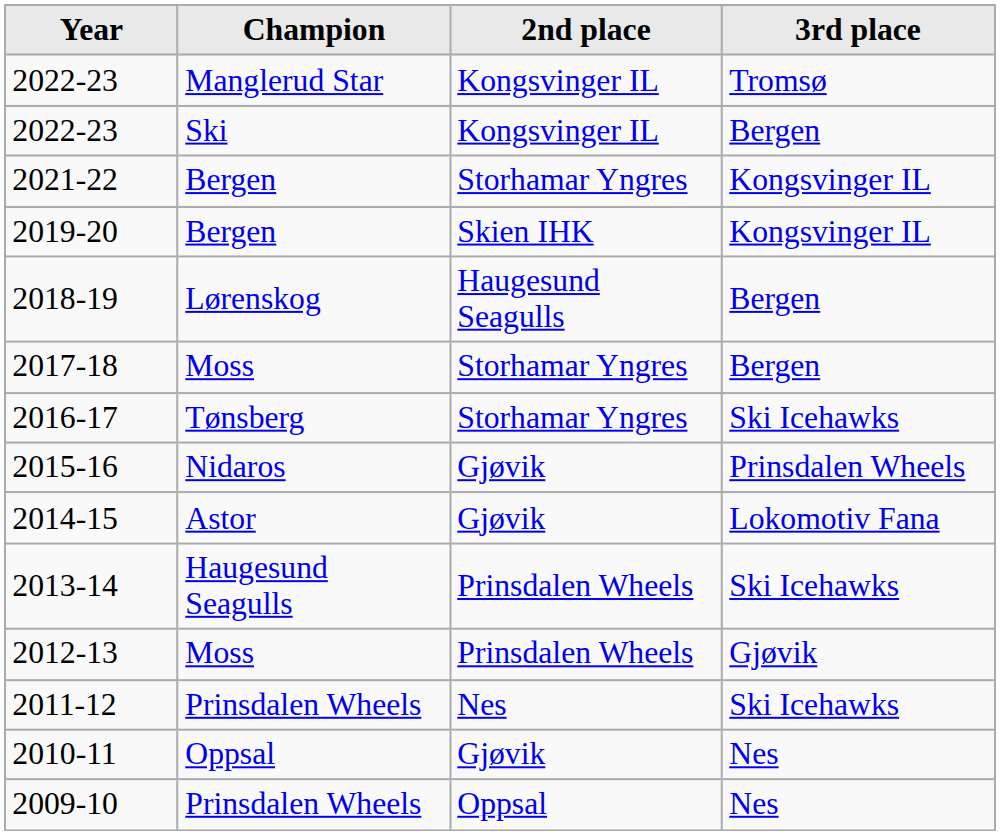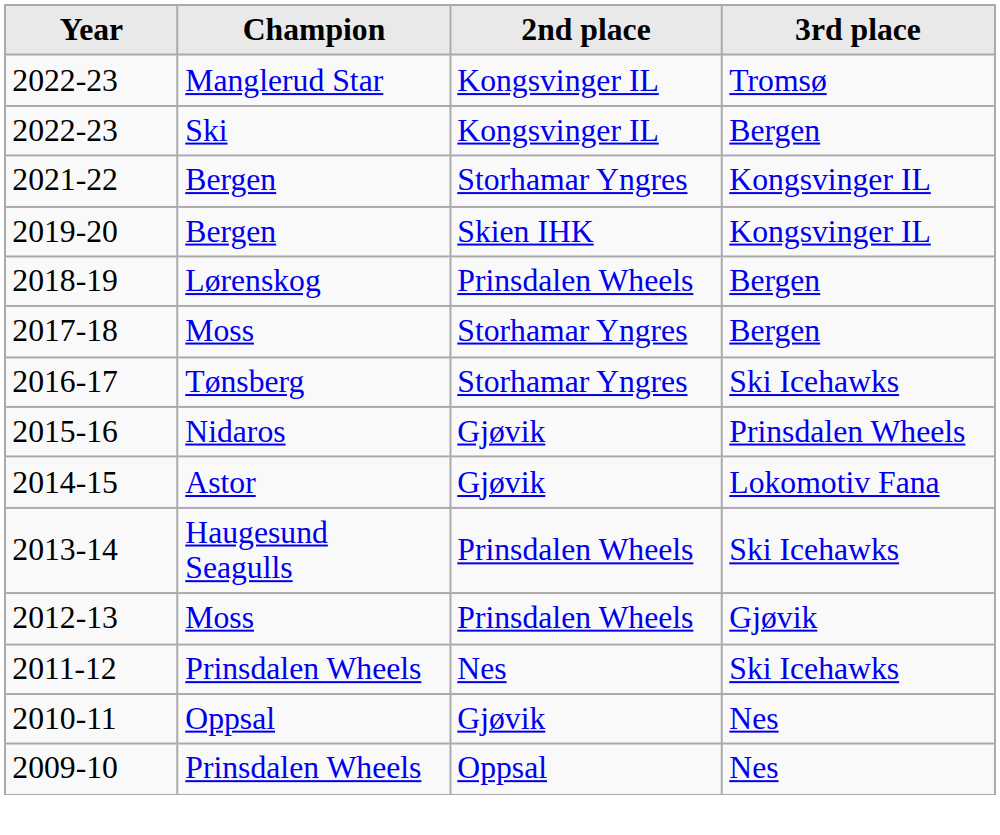(529, 298) Haugesund Seagulls -> (575, 280) Prinsdalen Wheels
